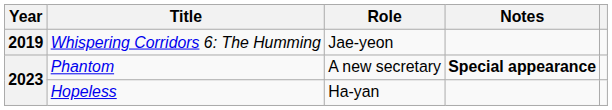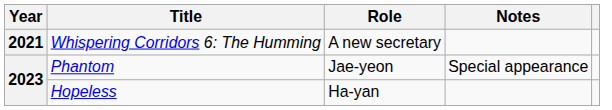(26, 42) 2019 -> (26, 42) 2021
(361, 42) Jae-yeon -> (385, 42) A new secretary
(385, 67) A new secretary -> (361, 67) Jae-yeon
(522, 67) bold -> (518, 67) normal
